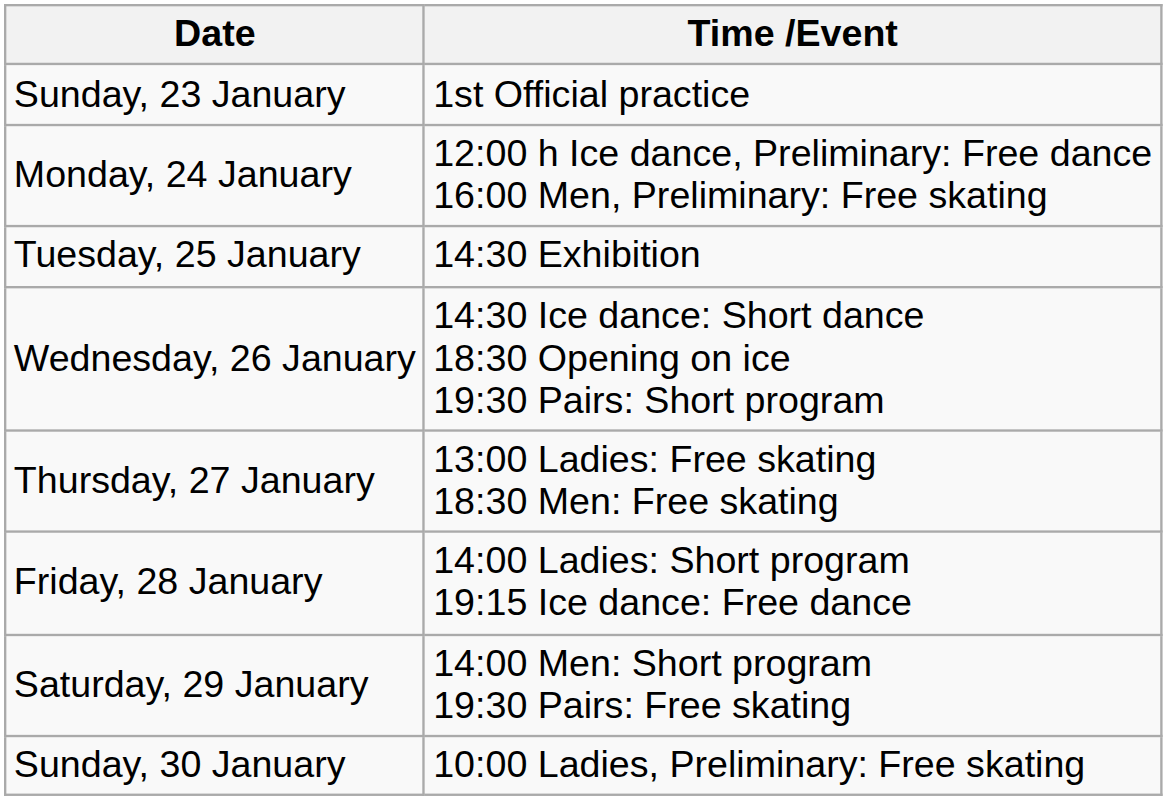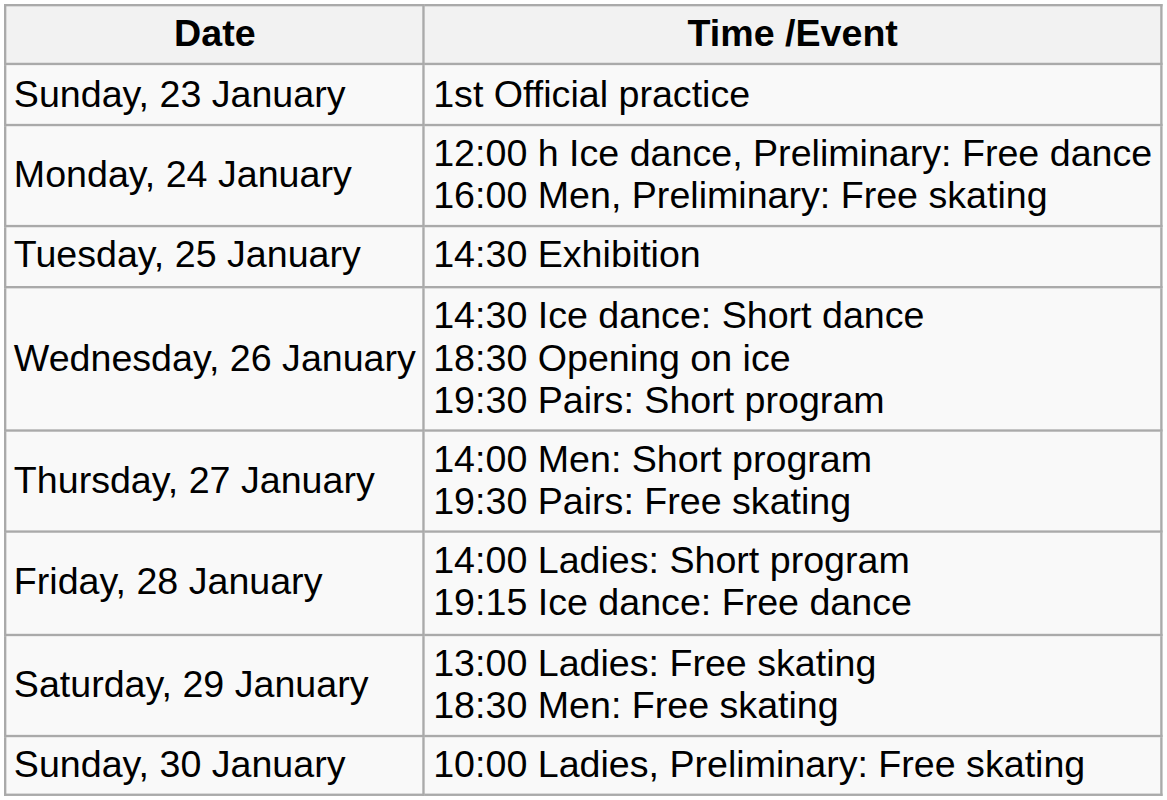(655, 480) 13:00 Ladies: Free skating 18:30 Men: Free skating -> (653, 480) 14:00 Men: Short program 19:30 Pairs: Free skating
(653, 684) 14:00 Men: Short program 19:30 Pairs: Free skating -> (655, 684) 13:00 Ladies: Free skating 18:30 Men: Free skating
